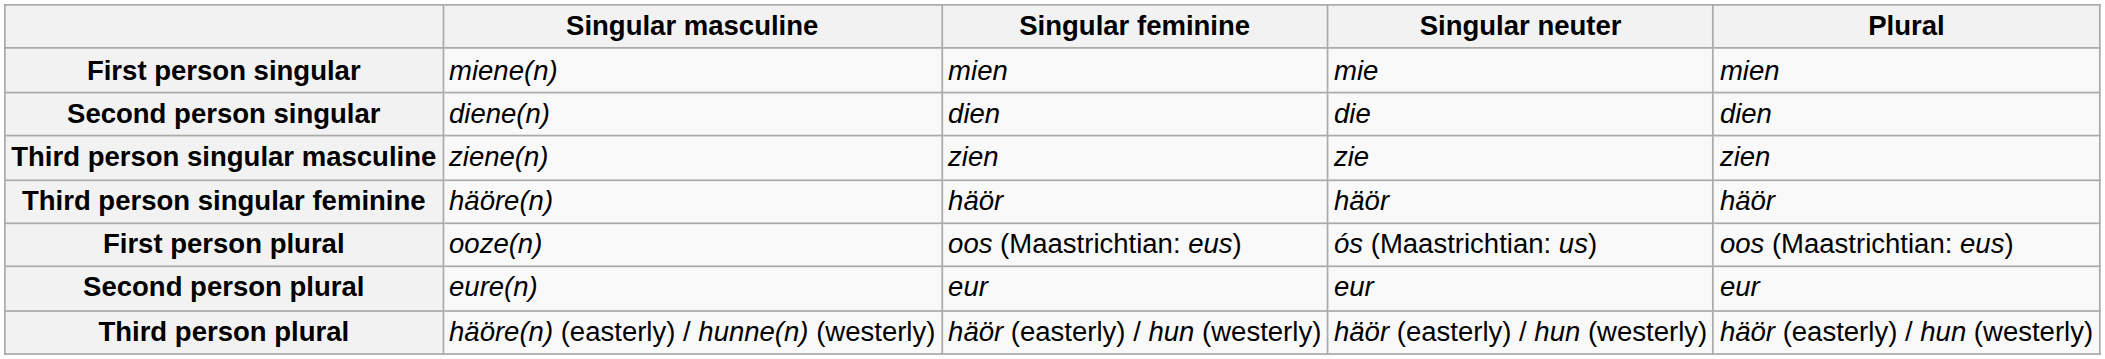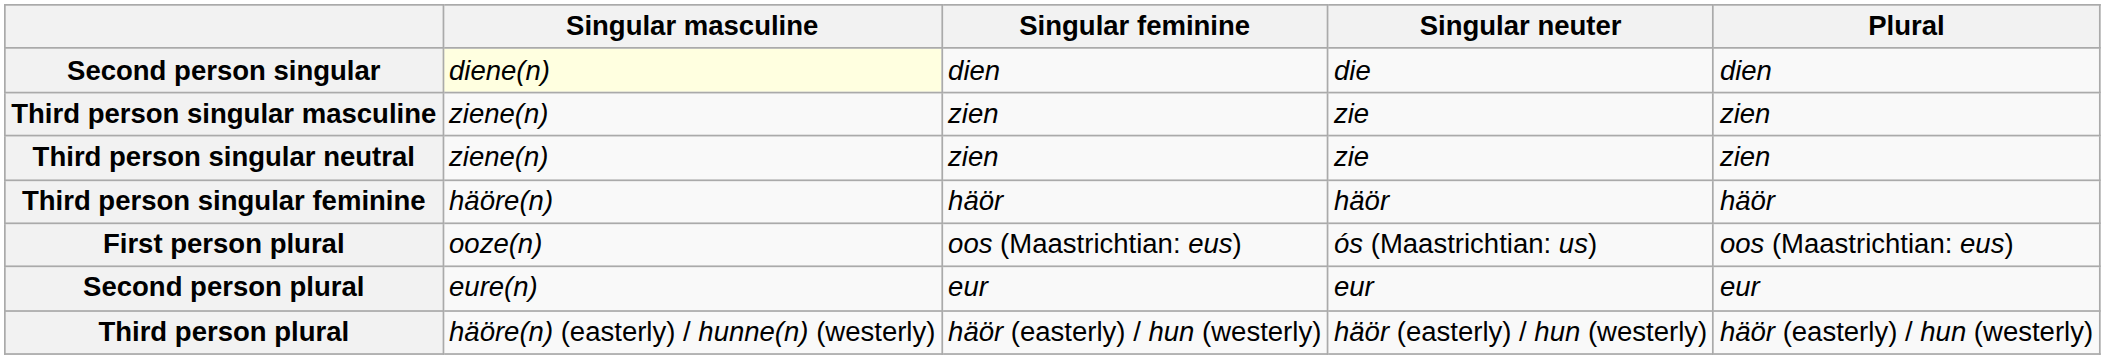- row: (224, 69)
(500, 113) no background -> (500, 69) lightyellow background
+ row: (224, 157)
